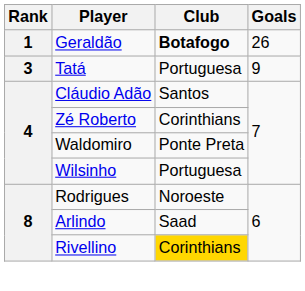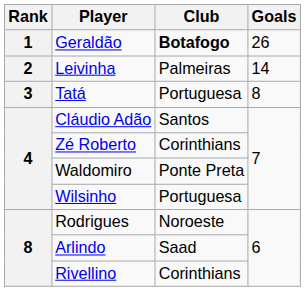+ row: (85, 68)
(256, 68) 9 -> (256, 94) 8
(200, 247) gold background -> (200, 273) no background
